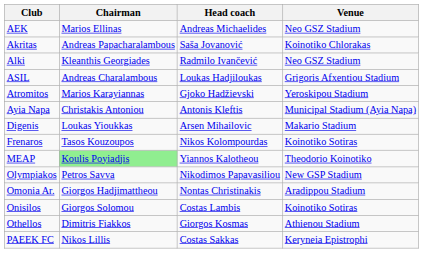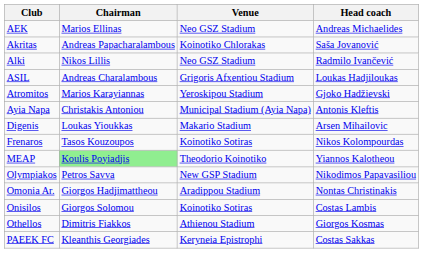columns swapped: (230, 12) <-> (350, 12)
(106, 61) Kleanthis Georgiades -> (86, 61) Nikos Lillis
(86, 239) Nikos Lillis -> (106, 239) Kleanthis Georgiades
